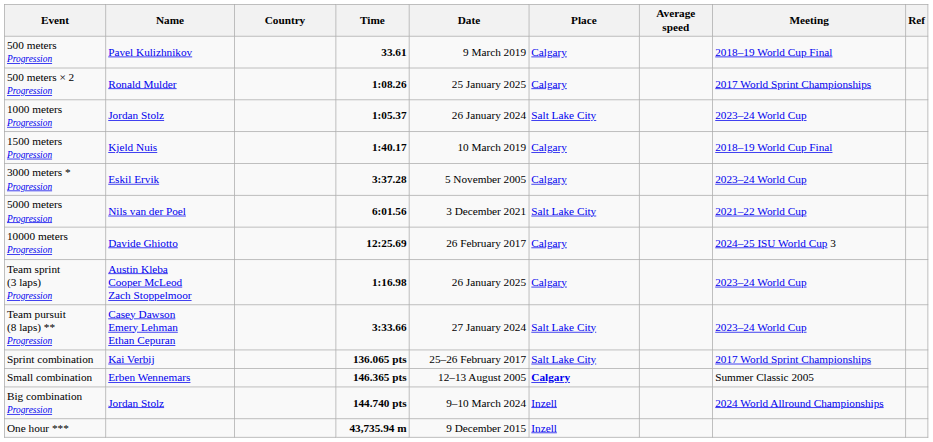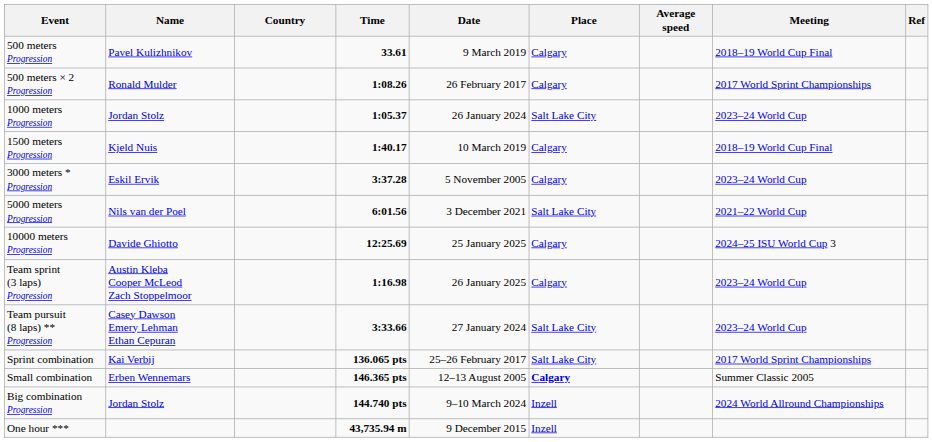(489, 84) 25 January 2025 -> (486, 84) 26 February 2017
(486, 243) 26 February 2017 -> (489, 243) 25 January 2025
